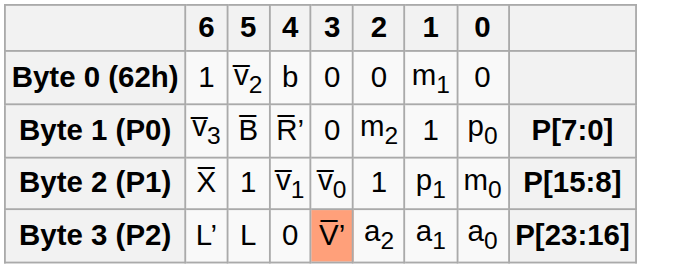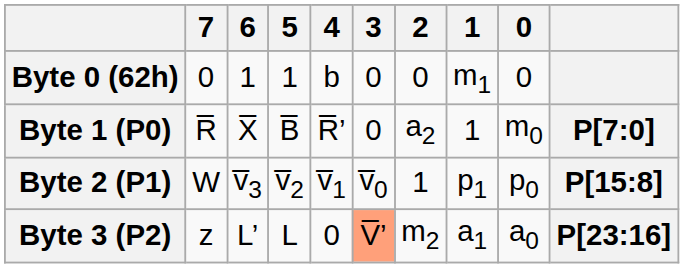+ column: (206, 27)
(248, 78) v̅2 -> (290, 77) 1
(206, 130) v̅3 -> (248, 130) X̅
(379, 130) m2 -> (420, 130) a2
(483, 130) p0 -> (524, 130) m0
(206, 182) X̅ -> (248, 183) v̅3
(248, 182) 1 -> (290, 183) v̅2
(483, 183) m0 -> (524, 183) p0
(379, 236) a2 -> (420, 236) m2
